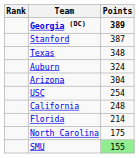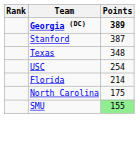- row: (45, 66)
- row: (47, 80)
- row: (55, 107)
